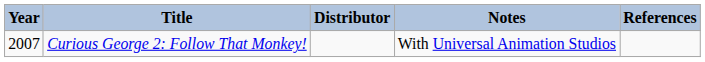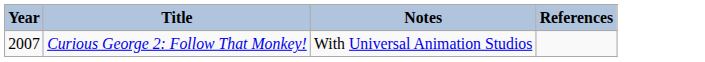- column: (352, 17)
